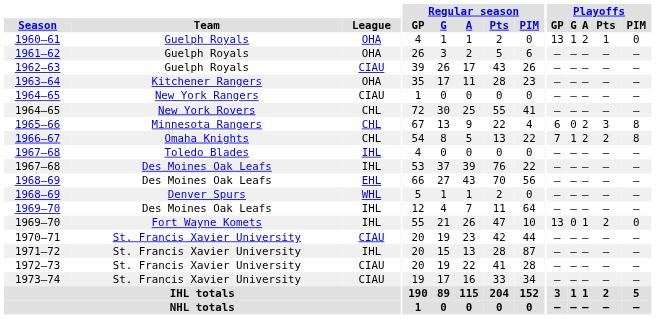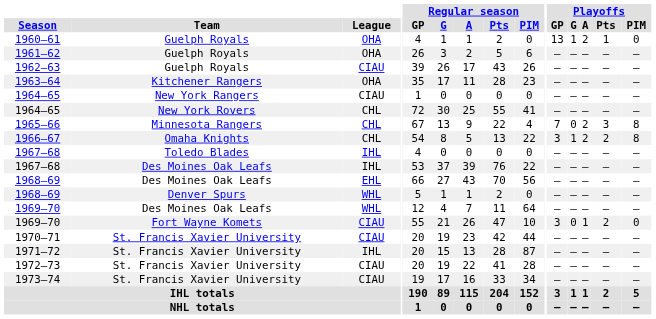(557, 124) 6 -> (557, 124) 7
(557, 138) 7 -> (557, 138) 3
(371, 209) IHL -> (371, 209) WHL
(371, 223) IHL -> (371, 223) CIAU
(557, 223) 13 -> (557, 223) 3
